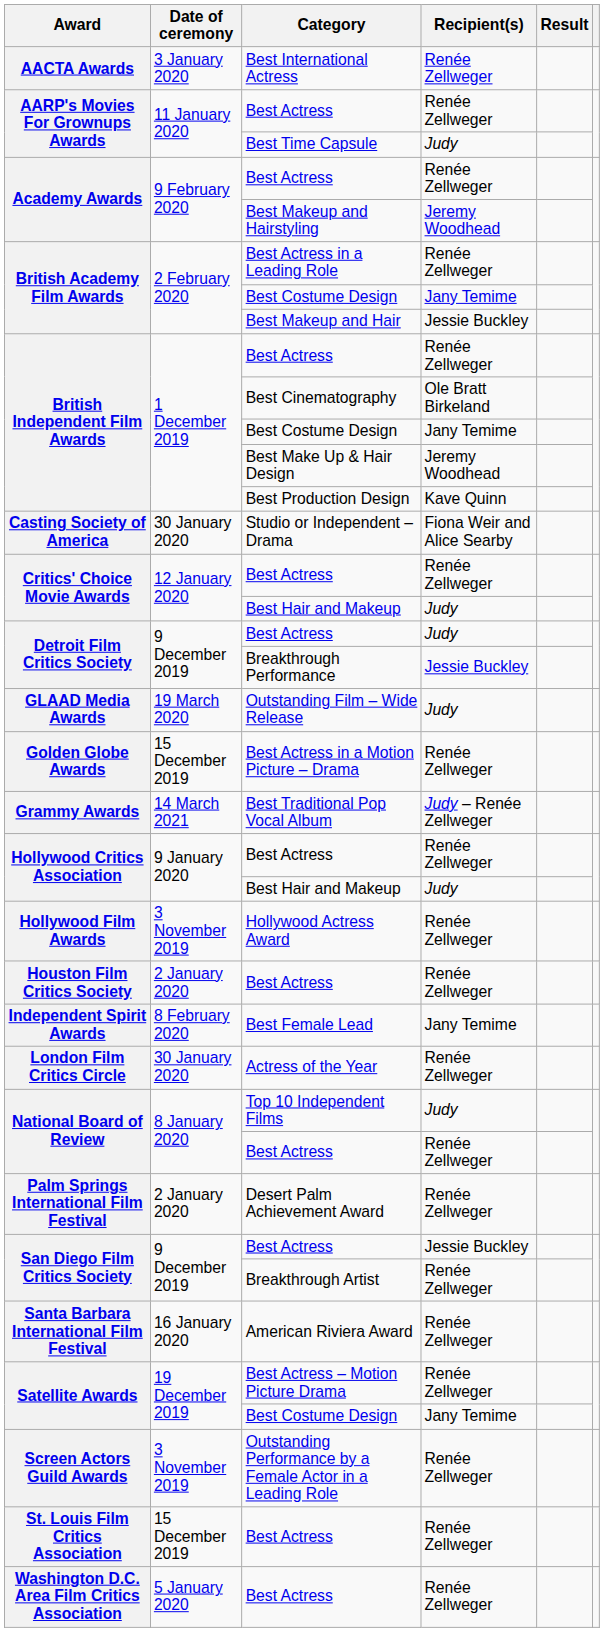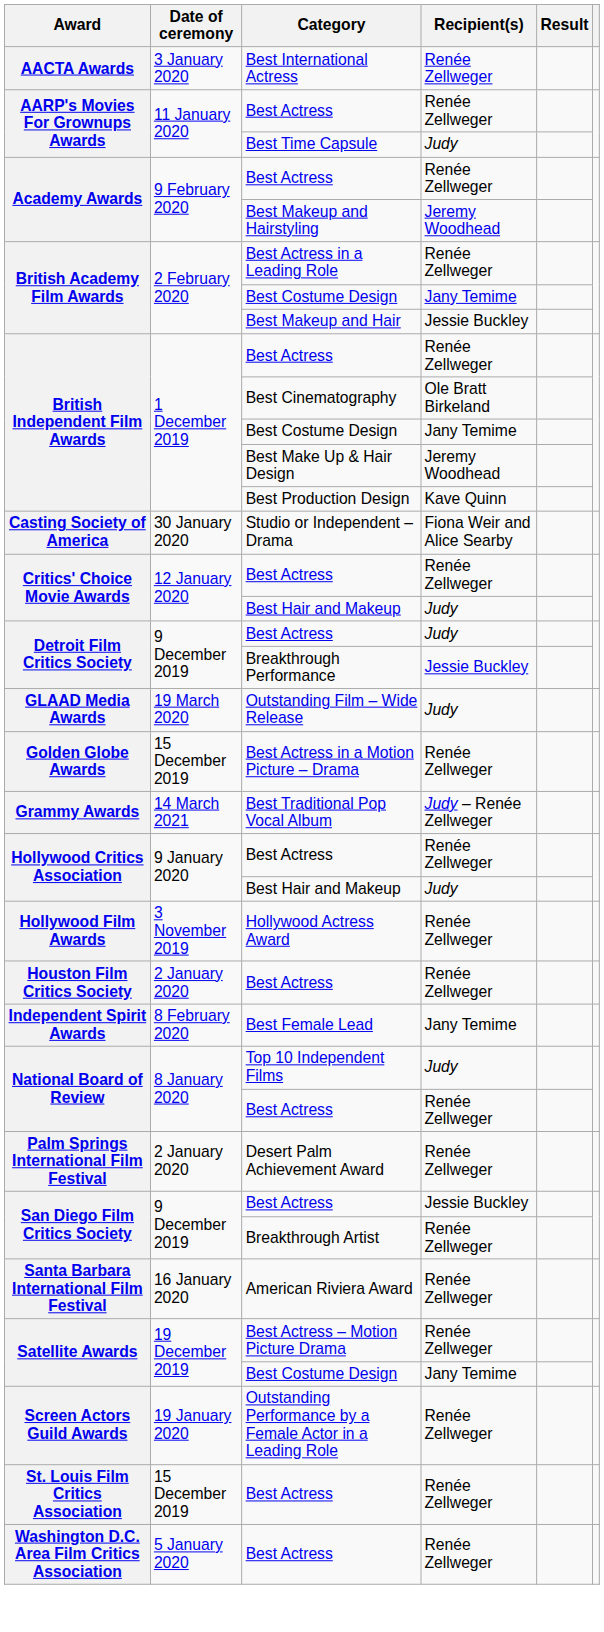- row: (77, 1067)
(190, 1467) 3 November 2019 -> (193, 1425) 19 January 2020
